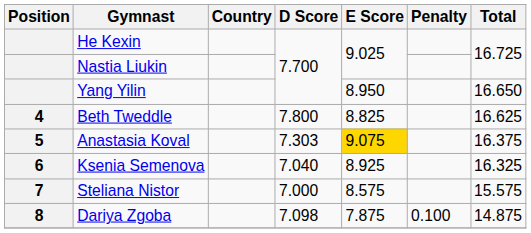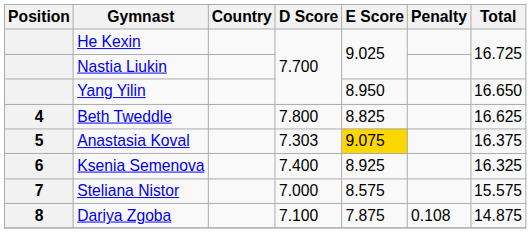(299, 166) 7.040 -> (299, 166) 7.400
(299, 215) 7.098 -> (299, 215) 7.100
(431, 215) 0.100 -> (431, 215) 0.108
